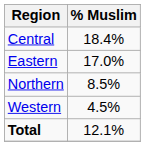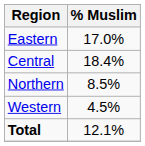rows swapped: (31, 38) <-> (33, 61)
